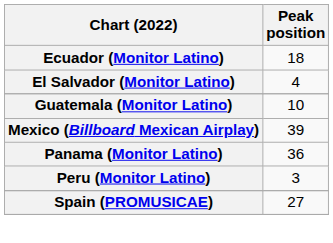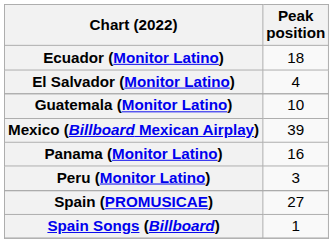(296, 154) 36 -> (296, 154) 16
+ row: (134, 226)
